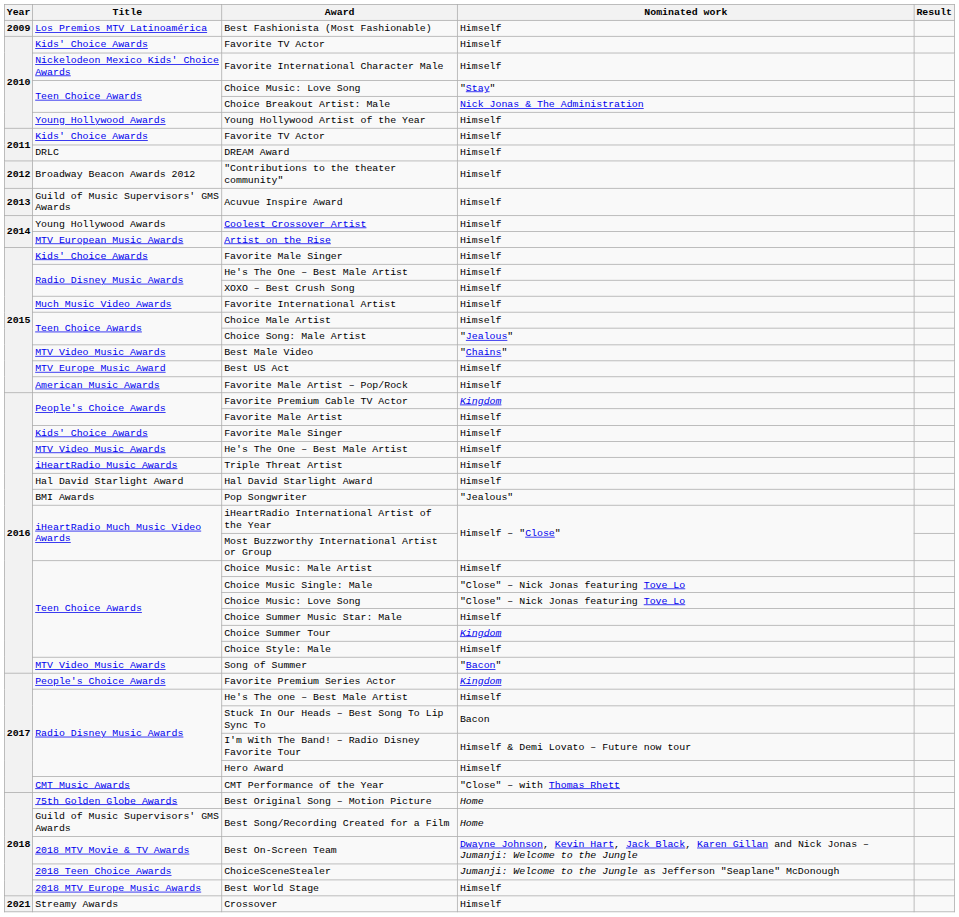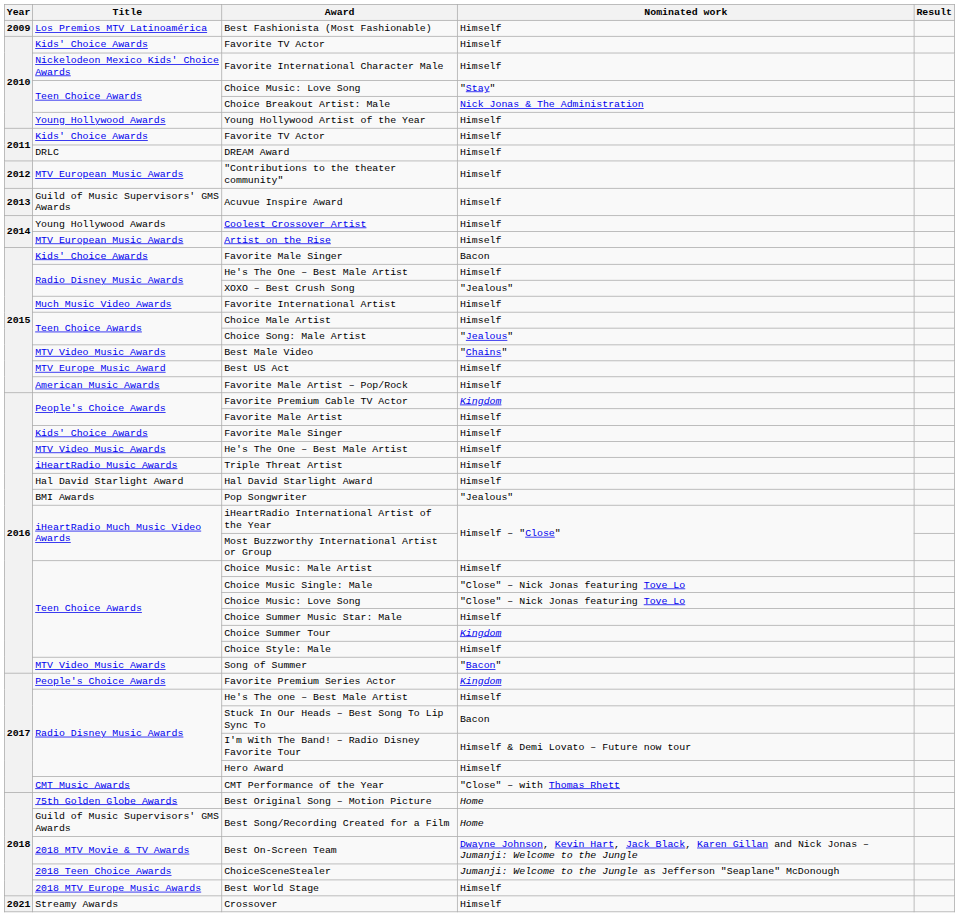(115, 174) Broadway Beacon Awards 2012 -> (109, 174) MTV European Music Awards
(481, 256) Himself -> (475, 256) Bacon
(481, 288) Himself -> (487, 288) "Jealous"
